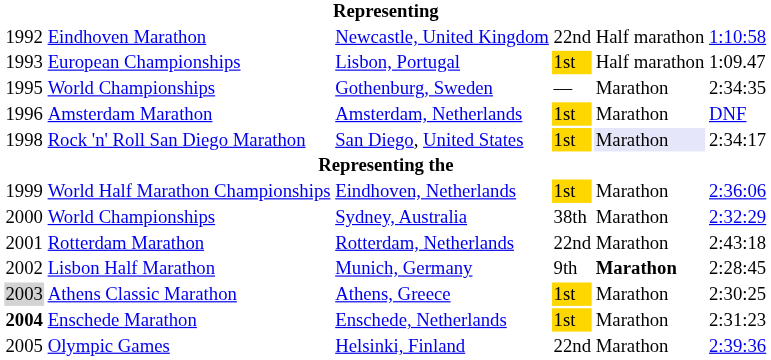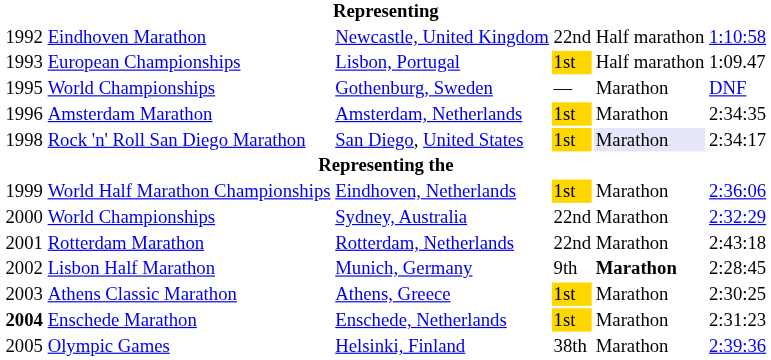(738, 88) 2:34:35 -> (728, 88) DNF
(728, 113) DNF -> (738, 113) 2:34:35
(570, 216) 38th -> (572, 216) 22nd
(24, 294) lightgrey background -> (24, 294) no background
(572, 345) 22nd -> (570, 345) 38th
